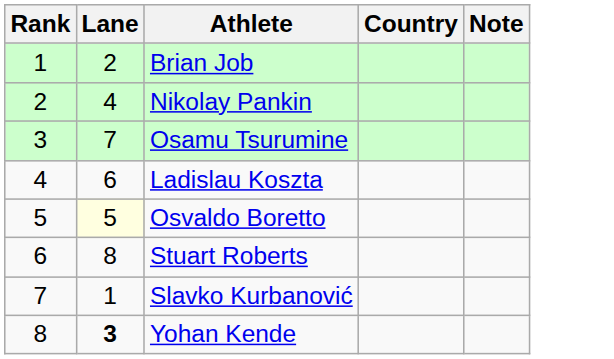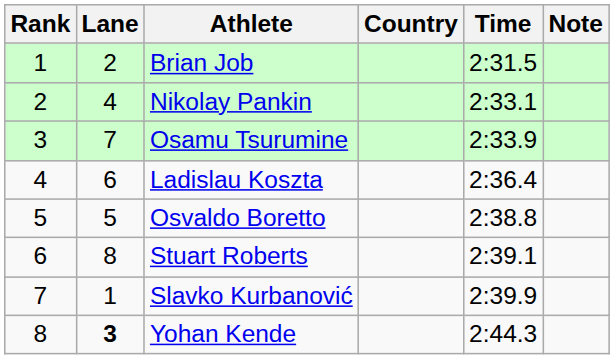+ column: (503, 23)
(110, 218) lightyellow background -> (110, 218) no background
